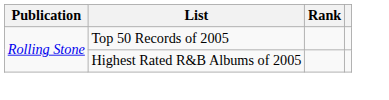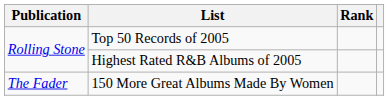+ row: (213, 83)
